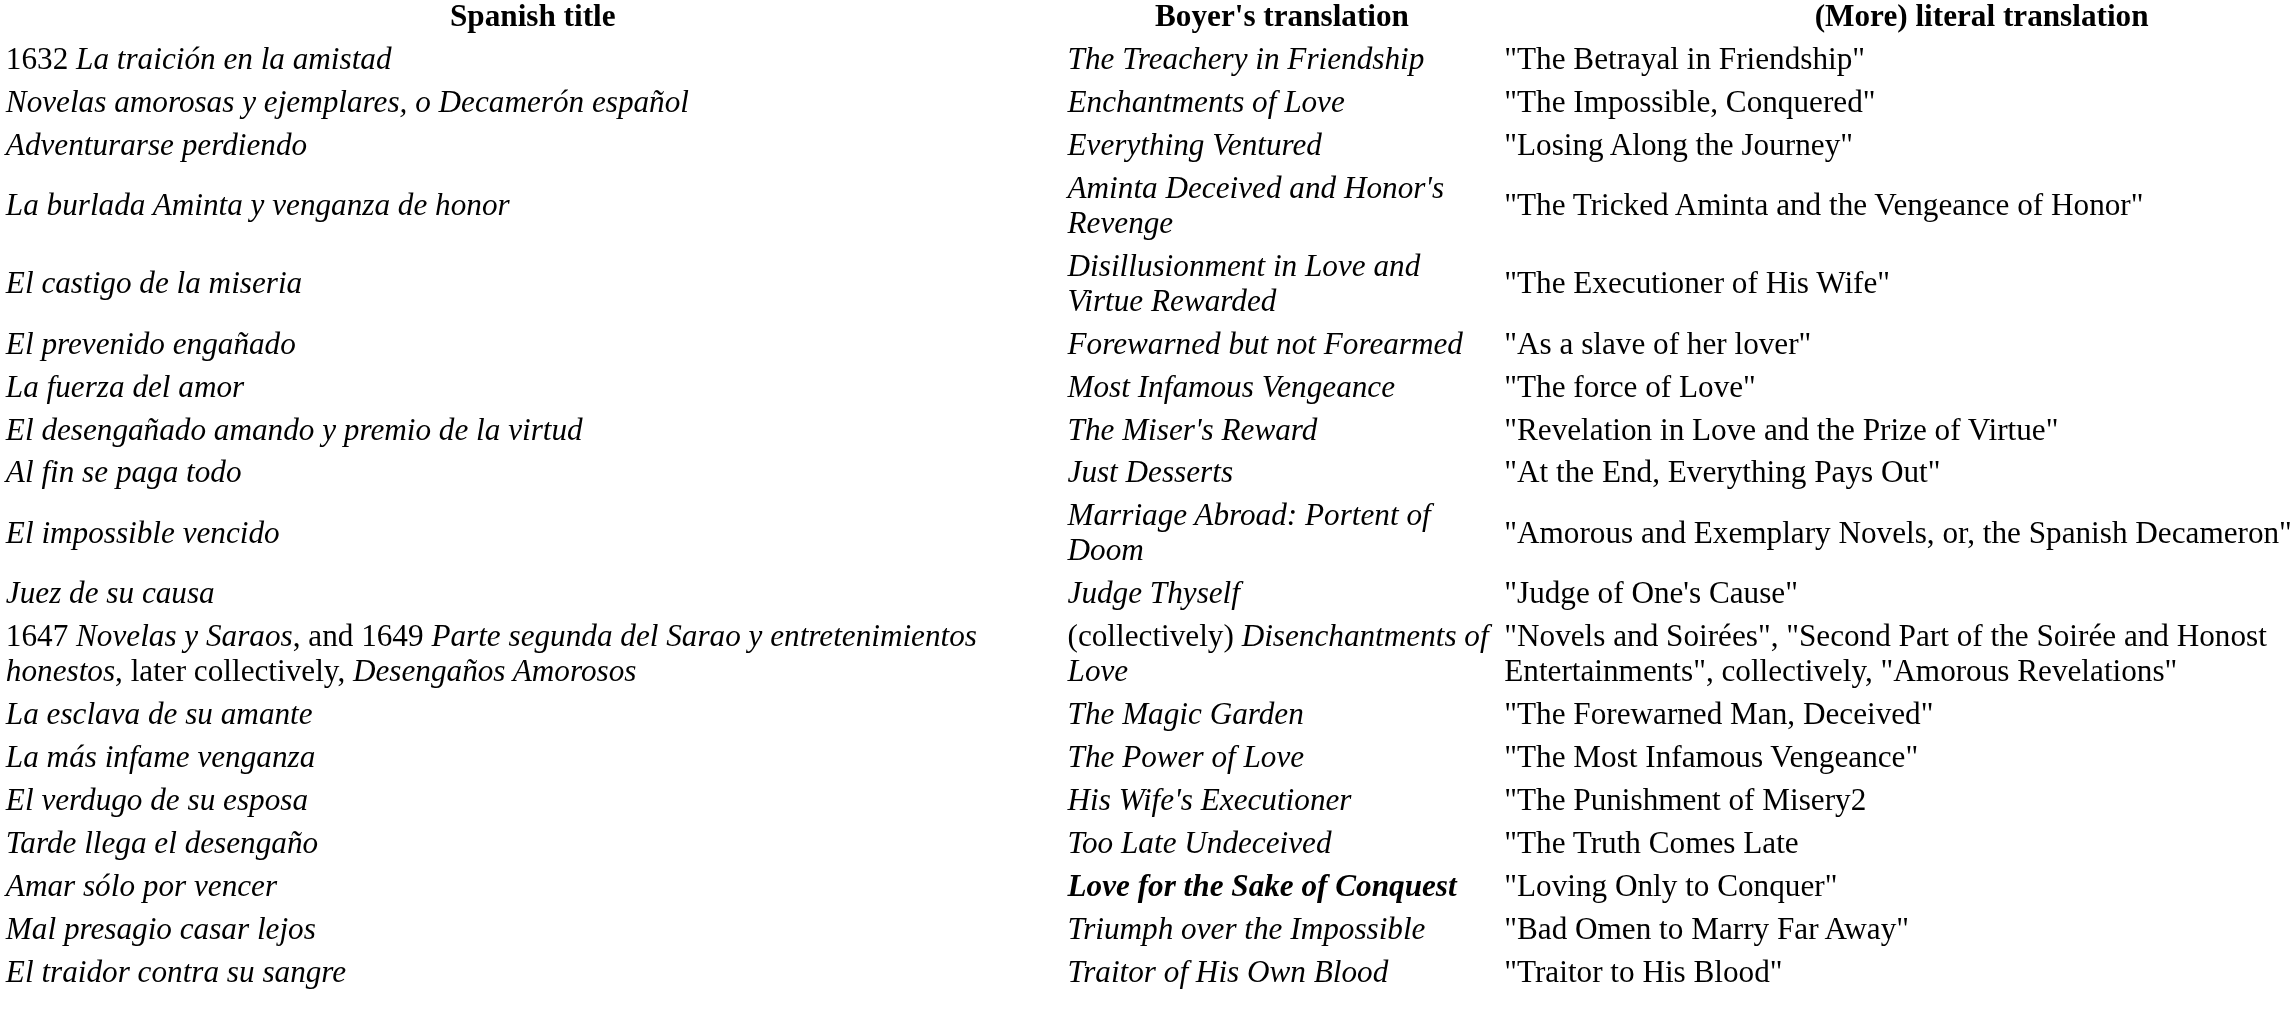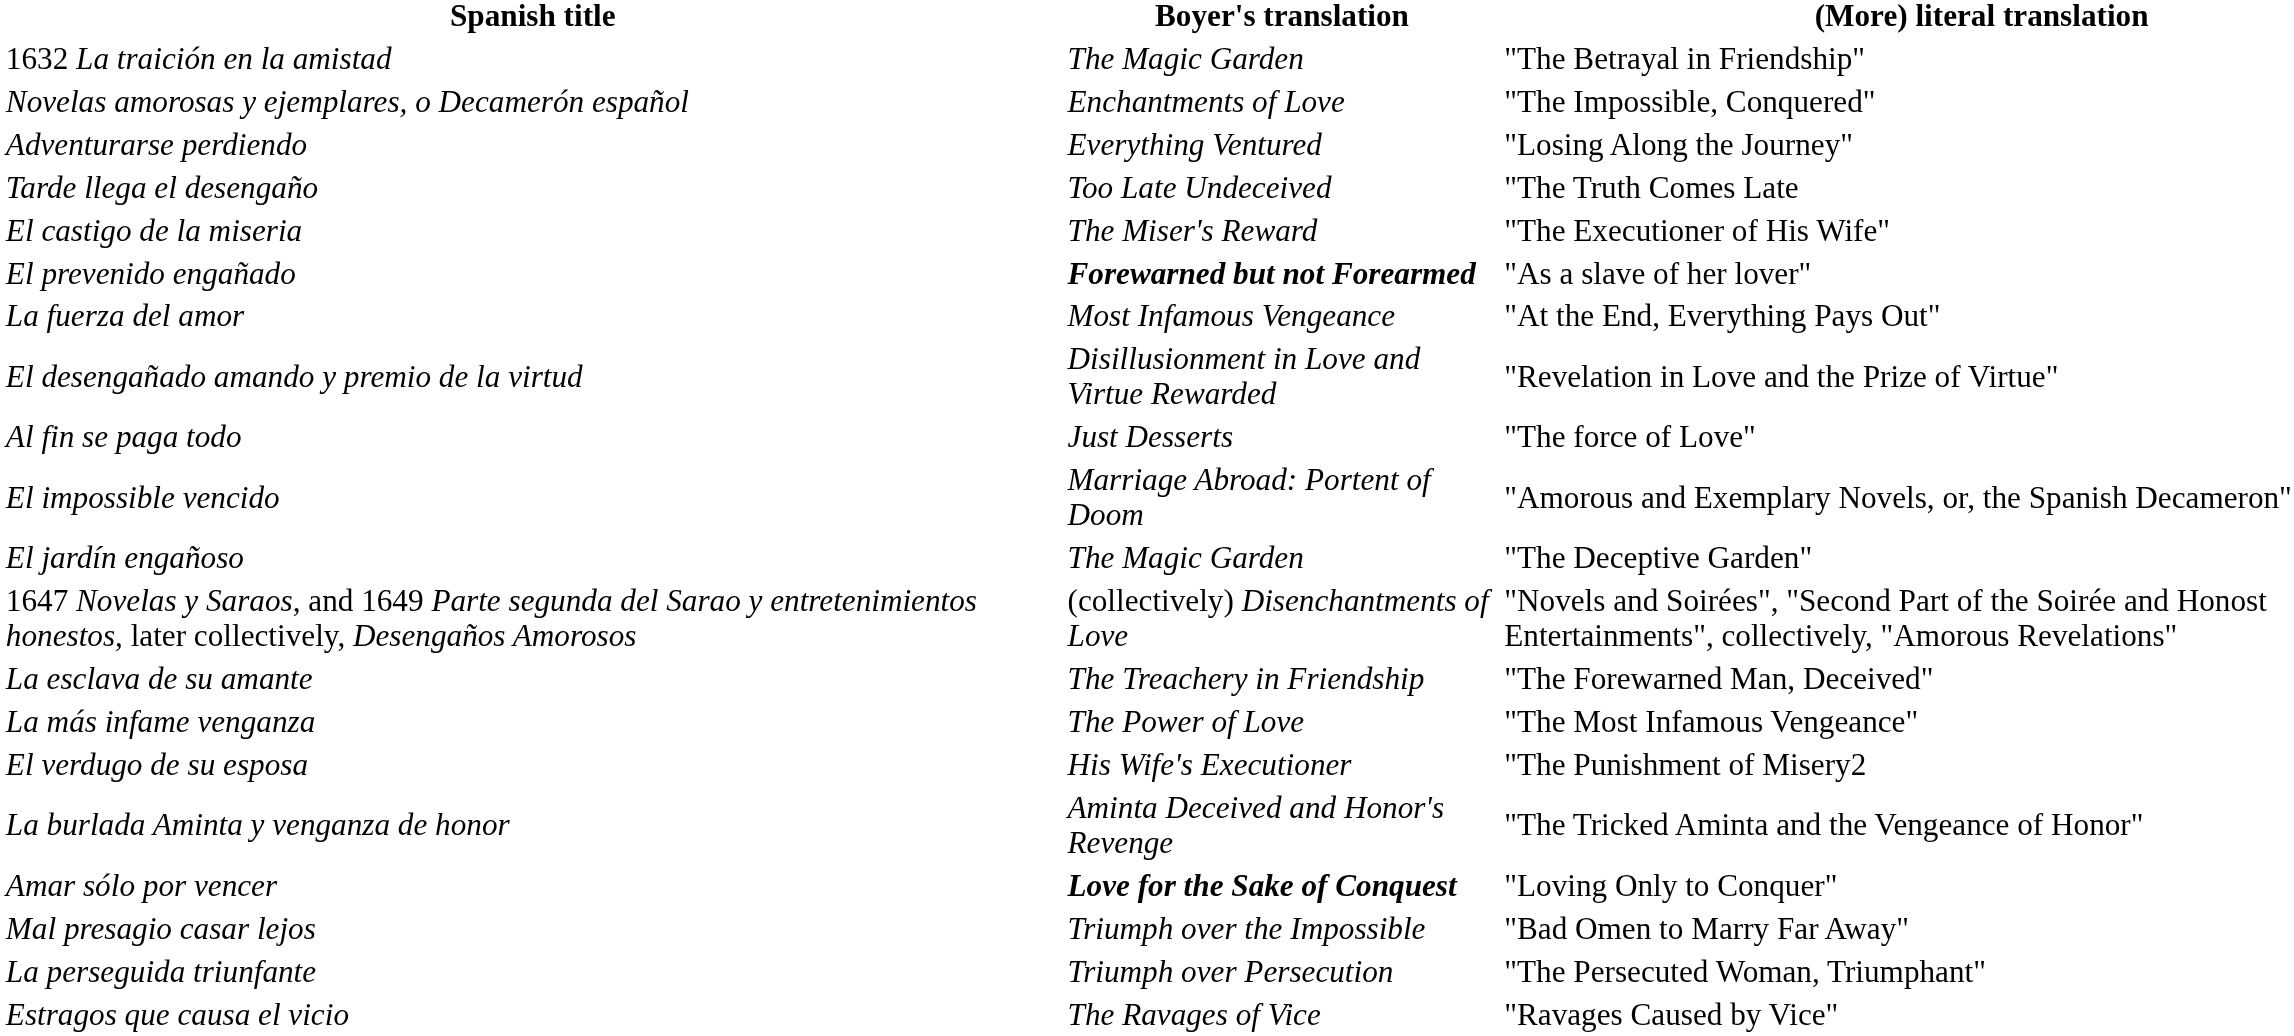(1246, 58) The Treachery in Friendship -> (1186, 58) The Magic Garden
rows swapped: (258, 205) <-> (162, 842)
(1244, 283) Disillusionment in Love and Virtue Rewarded -> (1192, 230) The Miser's Reward
(1265, 343) normal -> (1272, 273) bold
(1630, 386) "The force of Love" -> (1722, 316) "At the End, Everything Pays Out"
(1192, 429) The Miser's Reward -> (1244, 376) Disillusionment in Love and Virtue Rewarded
(1722, 472) "At the End, Everything Pays Out" -> (1630, 437) "The force of Love"
- row: (110, 593)
+ row: (125, 558)
(1186, 714) The Magic Garden -> (1246, 678) The Treachery in Friendship
- row: (176, 971)
+ row: (161, 971)
+ row: (177, 1014)
